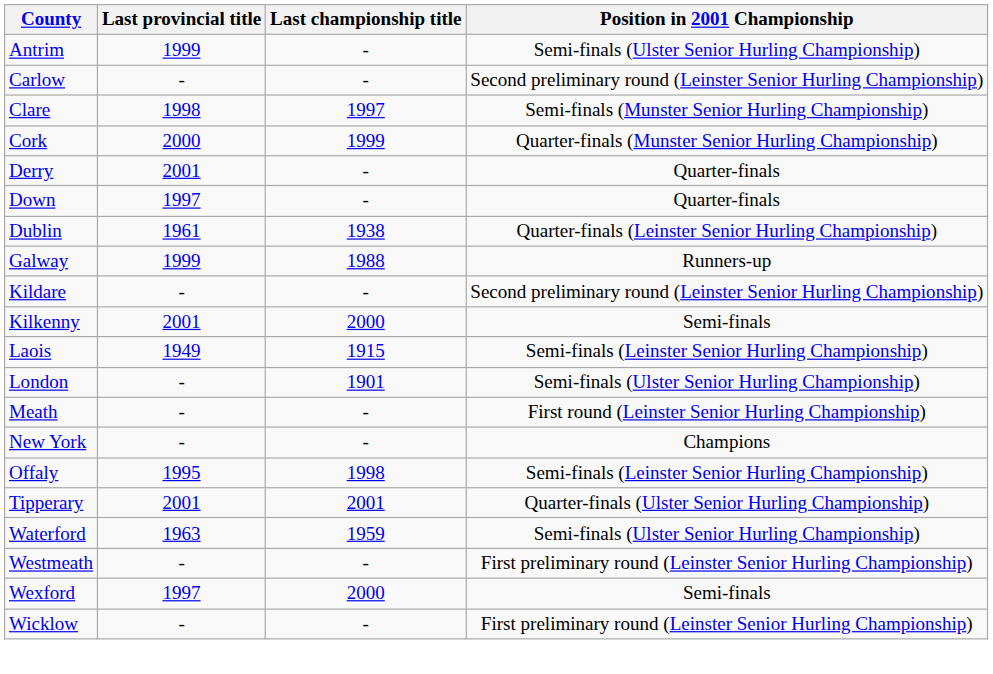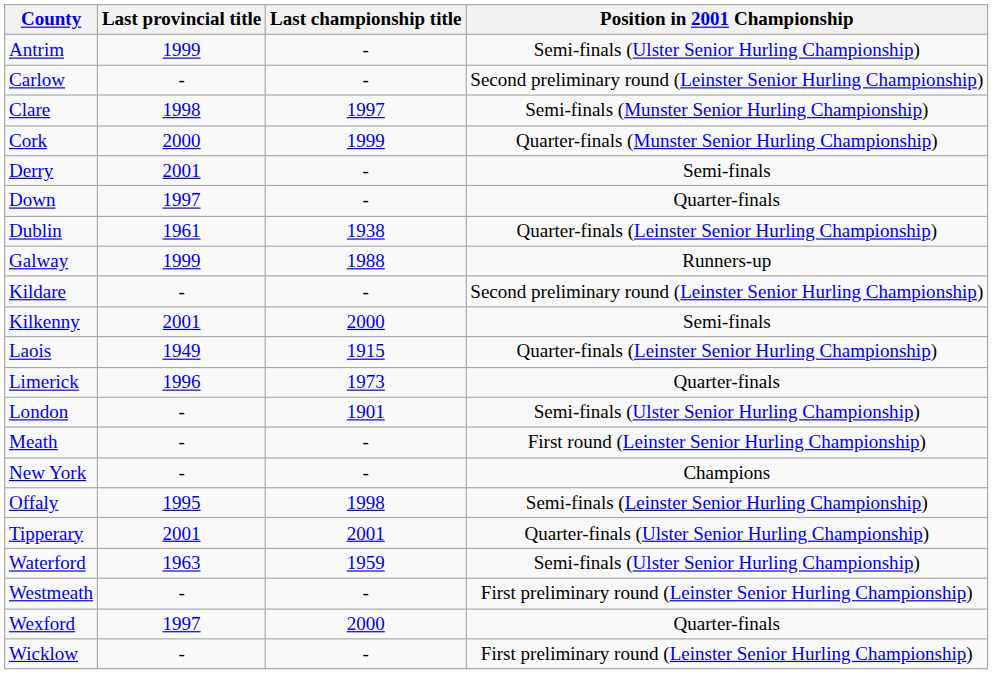(727, 170) Quarter-finals -> (727, 170) Semi-finals
(727, 351) Semi-finals (Leinster Senior Hurling Championship) -> (727, 351) Quarter-finals (Leinster Senior Hurling Championship)
+ row: (44, 381)
(727, 593) Semi-finals -> (727, 623) Quarter-finals
